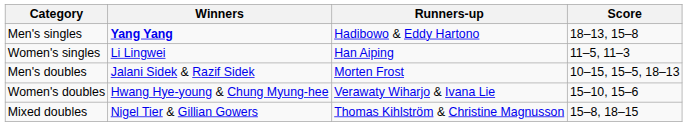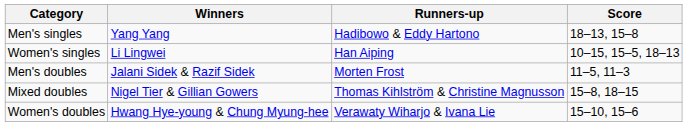(142, 33) bold -> (140, 33) normal
(600, 53) 11–5, 11–3 -> (625, 53) 10–15, 15–5, 18–13
(625, 72) 10–15, 15–5, 18–13 -> (600, 72) 11–5, 11–3
rows swapped: (56, 92) <-> (47, 111)
